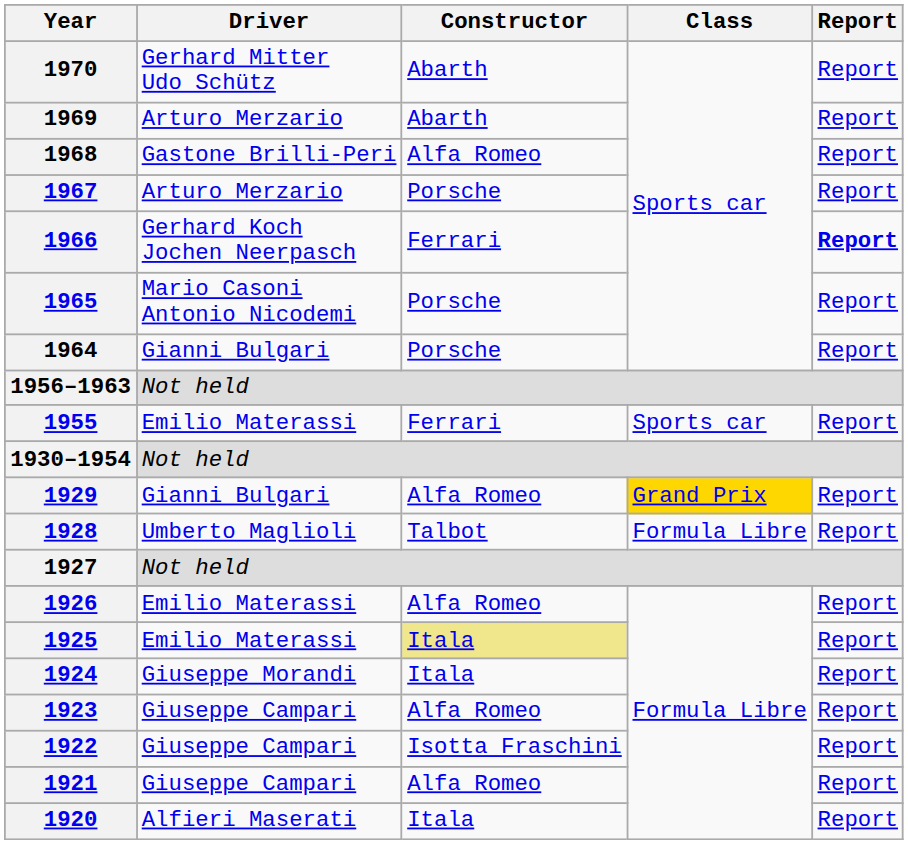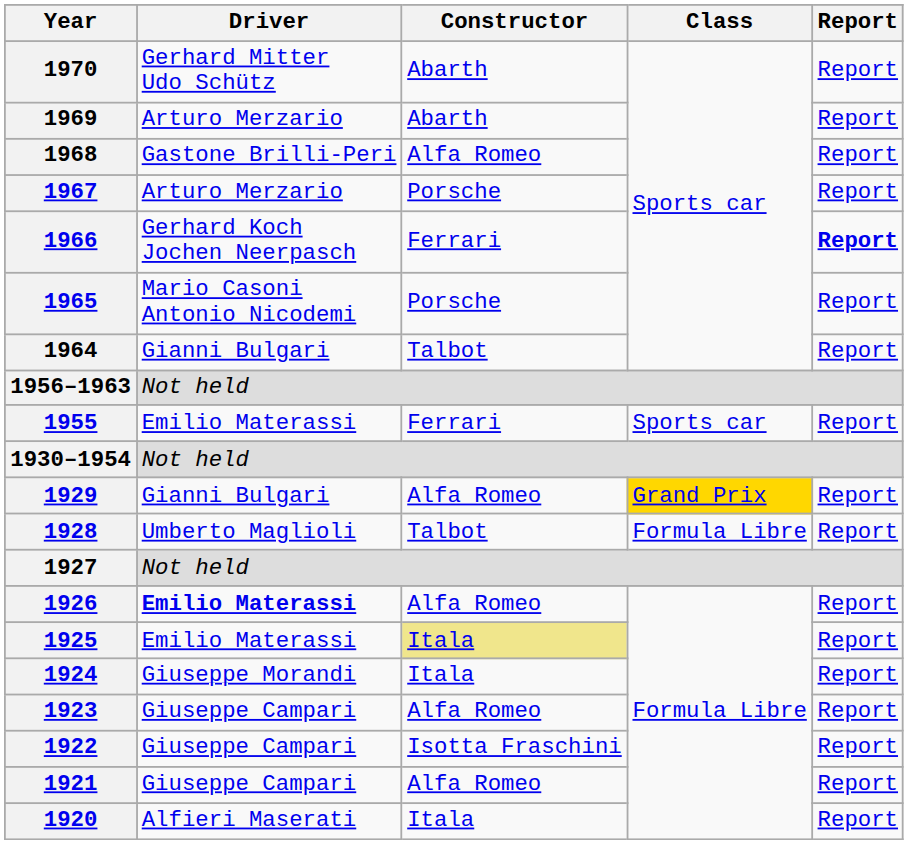(454, 352) Porsche -> (447, 352) Talbot
(249, 605) normal -> (249, 605) bold
